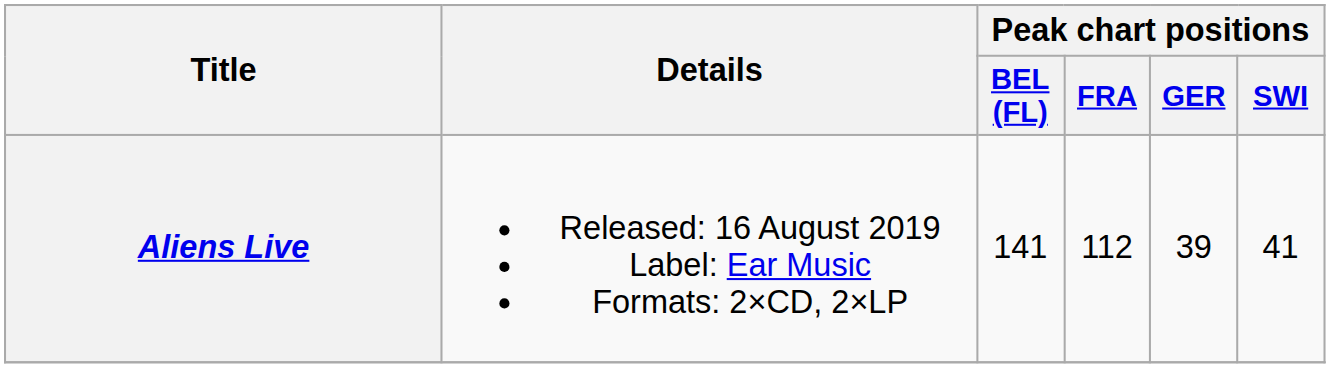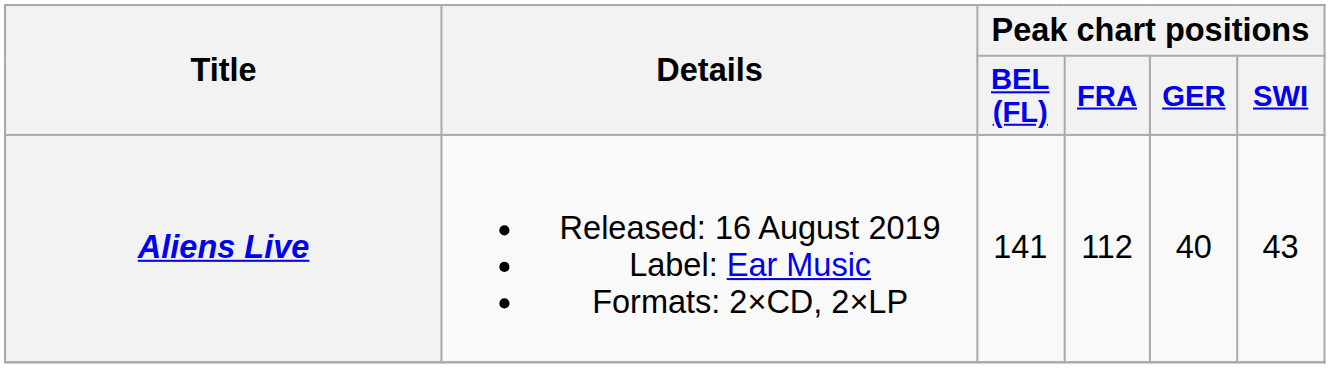(1194, 247) 39 -> (1194, 247) 40
(1281, 247) 41 -> (1281, 247) 43
